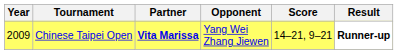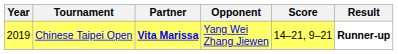(19, 36) 2009 -> (19, 36) 2019
